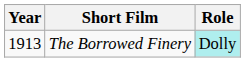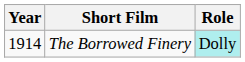(25, 43) 1913 -> (25, 43) 1914
